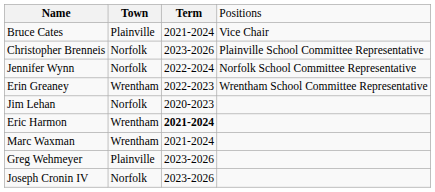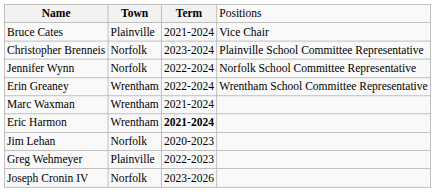(189, 50) 2023-2026 -> (189, 50) 2023-2024
(189, 86) 2022-2023 -> (189, 86) 2022-2024
rows swapped: (31, 104) <-> (41, 141)
(189, 159) 2023-2026 -> (189, 159) 2022-2023
